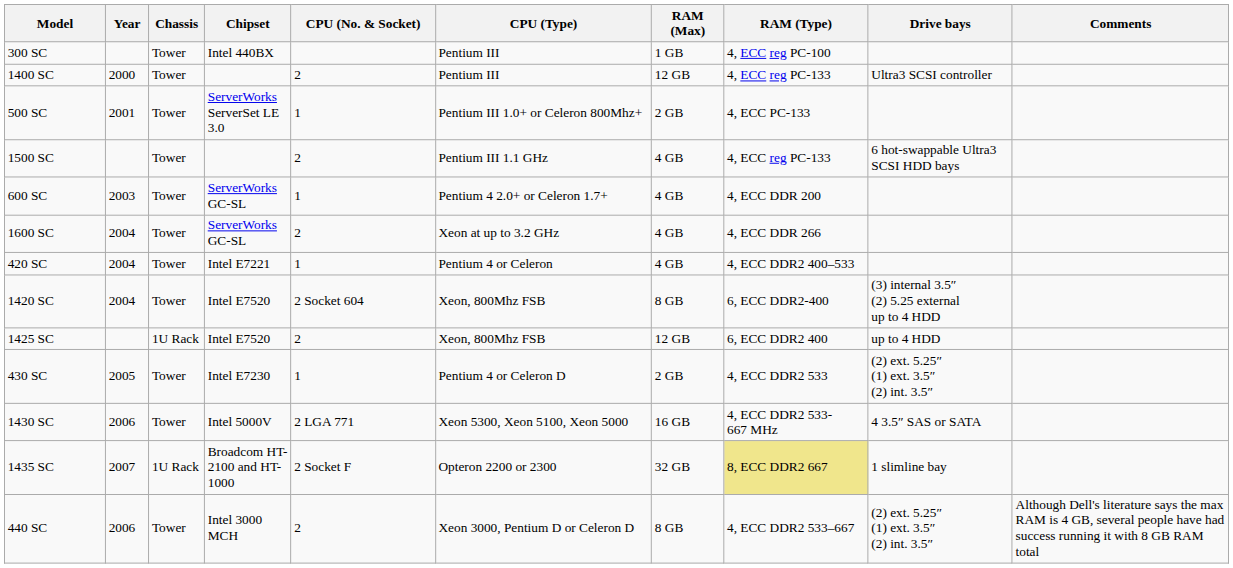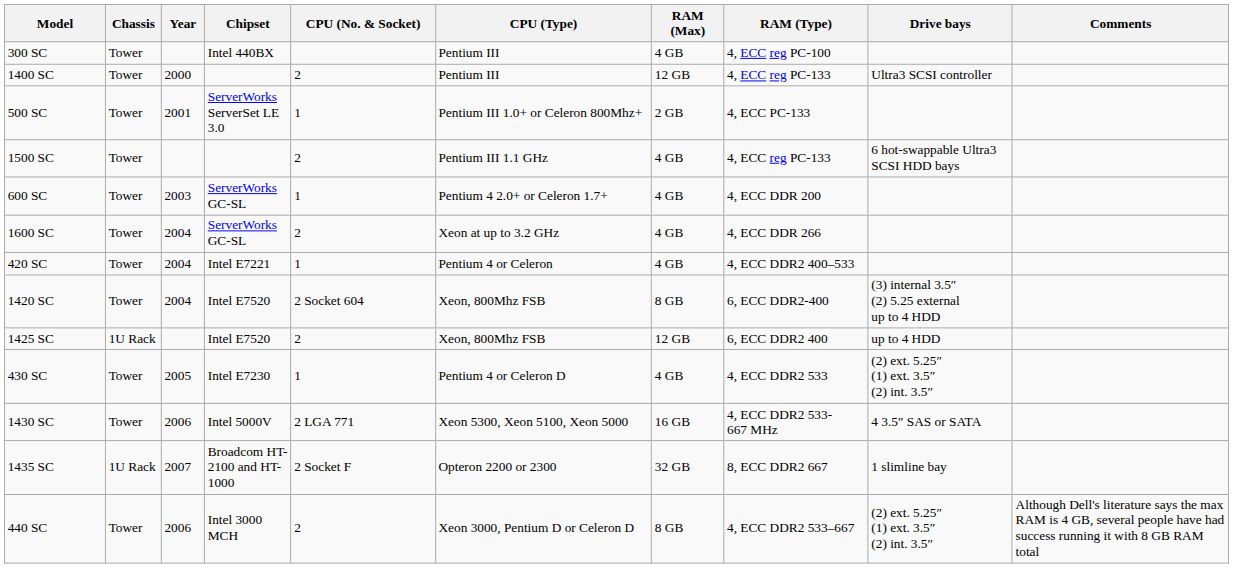columns swapped: (177, 22) <-> (127, 22)
(669, 52) 1 GB -> (669, 52) 4 GB
(669, 376) 2 GB -> (669, 376) 4 GB
(777, 467) khaki background -> (777, 467) no background
